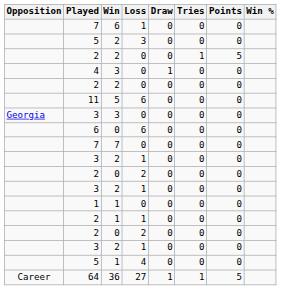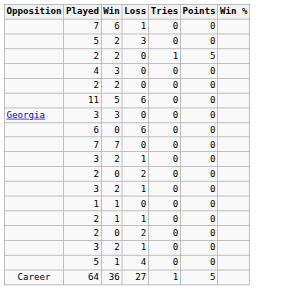- column: (162, 12)
